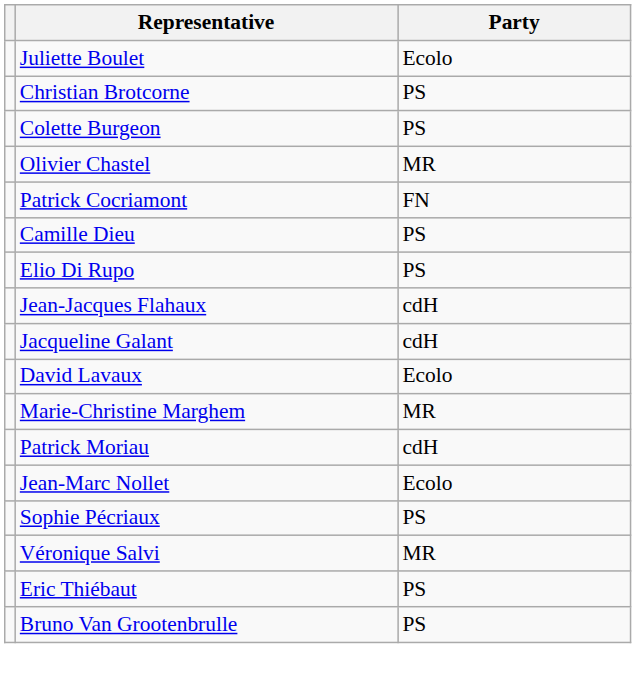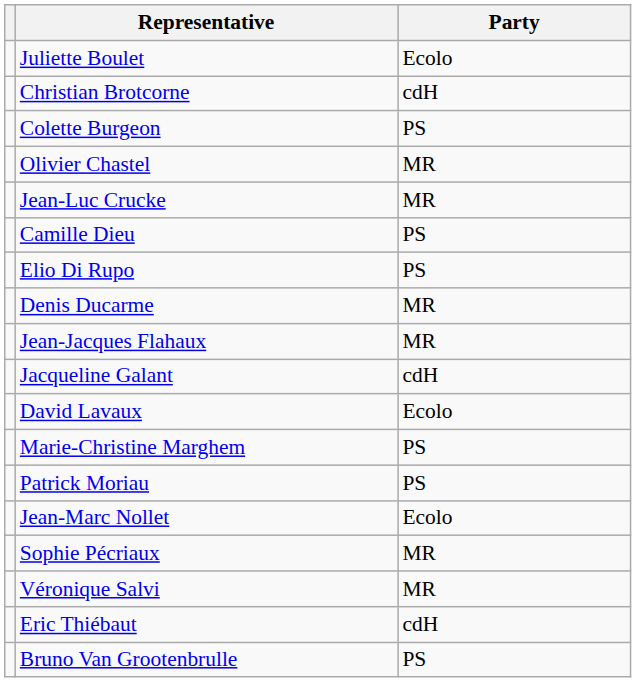(414, 93) PS -> (420, 93) cdH
- row: (104, 199)
+ row: (93, 199)
+ row: (87, 305)
(420, 305) cdH -> (419, 341) MR
(419, 411) MR -> (414, 447) PS
(420, 447) cdH -> (414, 482) PS
(414, 518) PS -> (419, 553) MR
(414, 588) PS -> (420, 624) cdH
